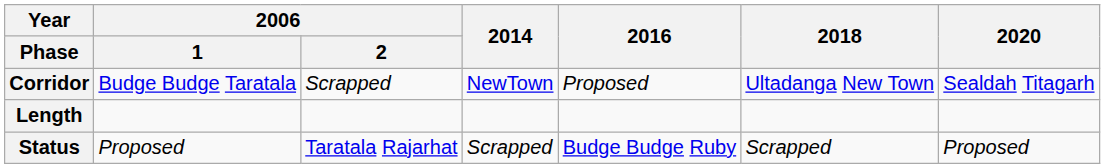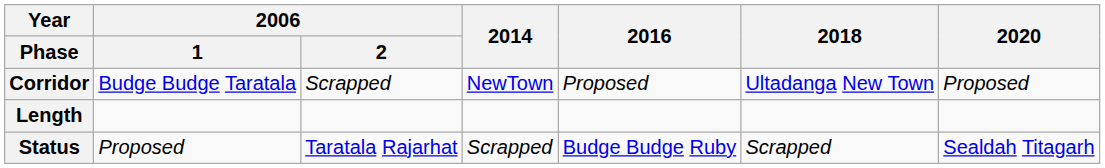(1019, 83) Sealdah Titagarh -> (986, 83) Proposed
(986, 147) Proposed -> (1019, 147) Sealdah Titagarh
